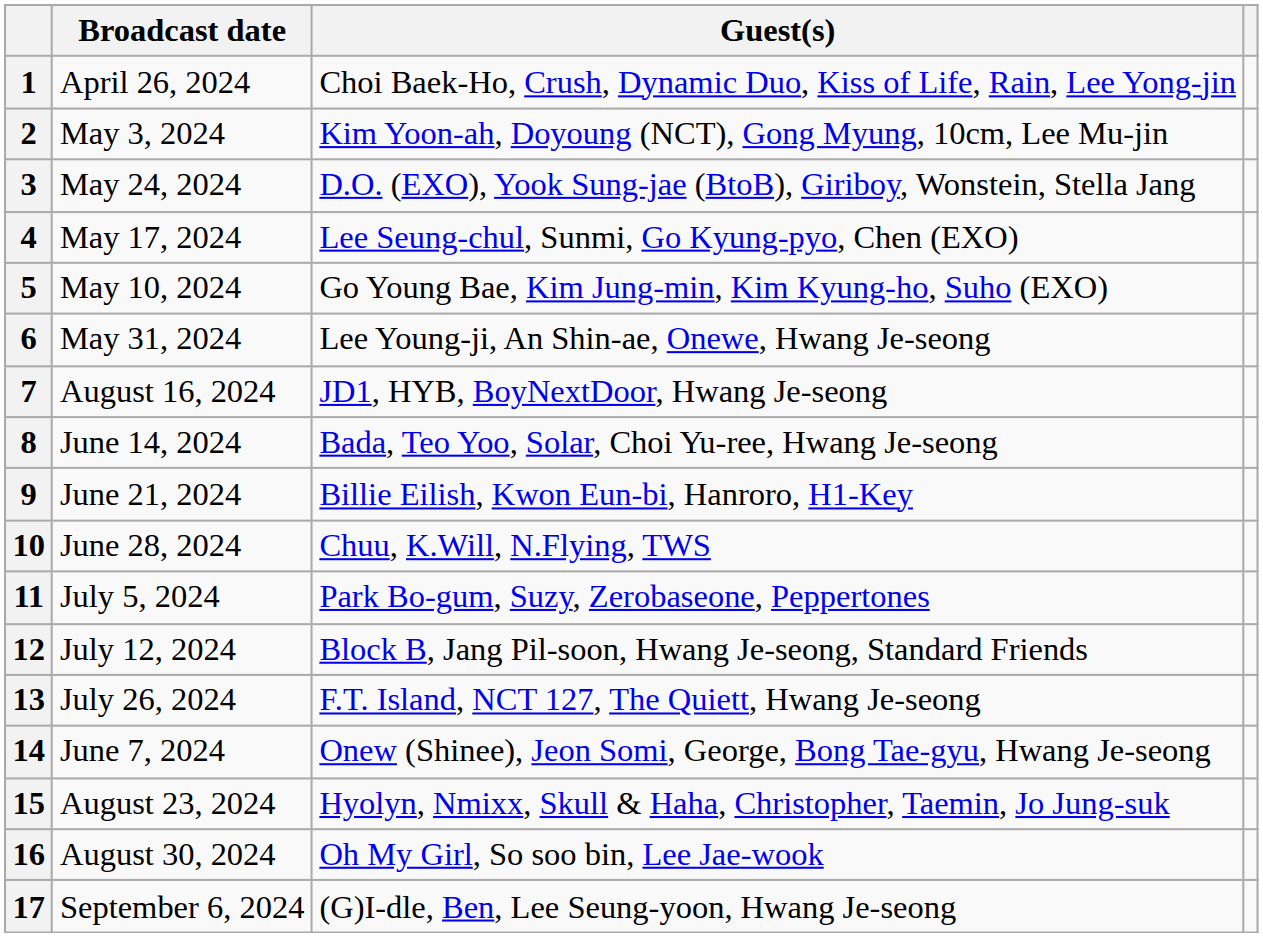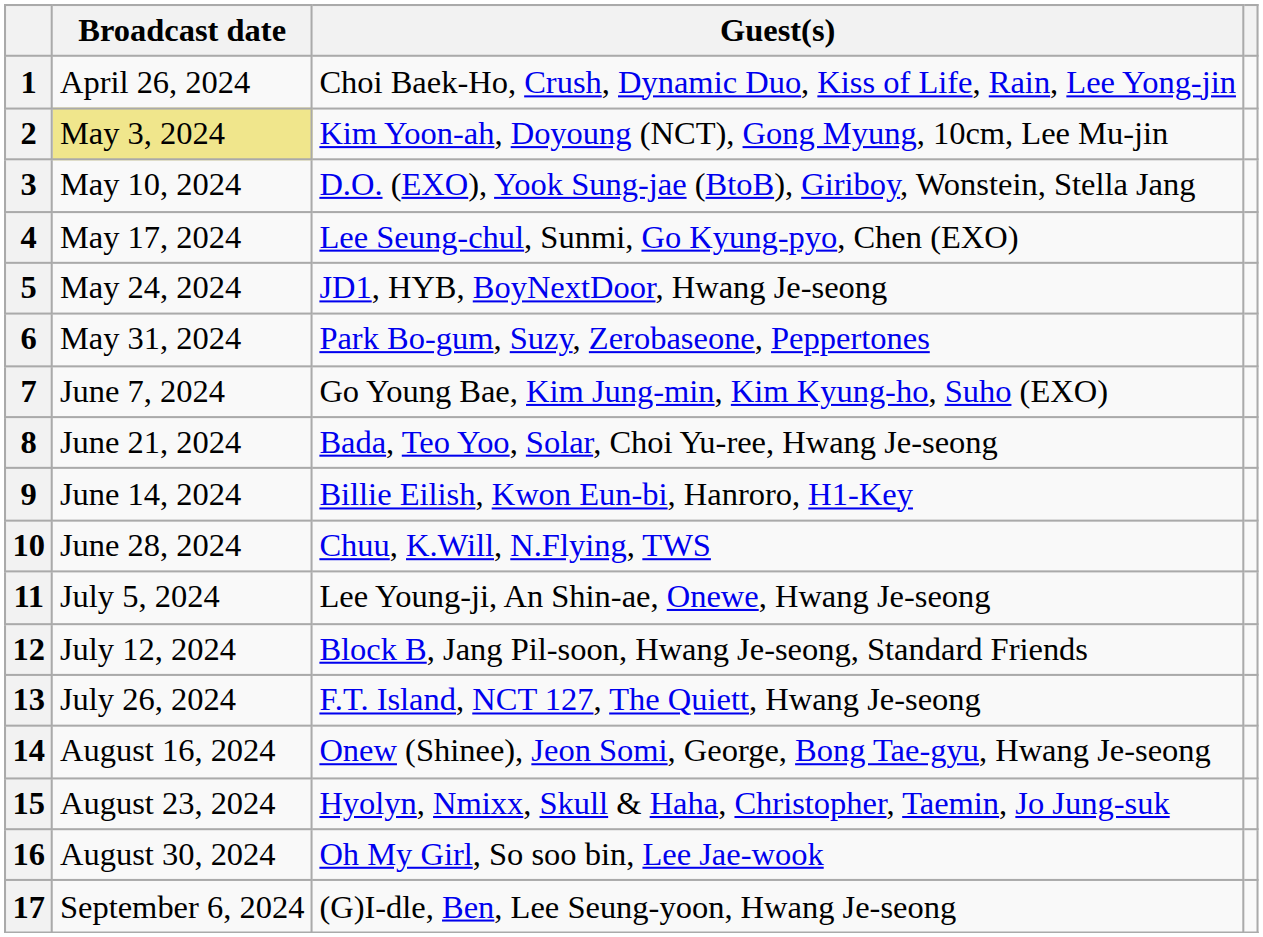(142, 133) no background -> (142, 133) khaki background
(151, 184) May 24, 2024 -> (151, 184) May 10, 2024
(151, 287) May 10, 2024 -> (151, 287) May 24, 2024
(714, 287) Go Young Bae, Kim Jung-min, Kim Kyung-ho, Suho (EXO) -> (603, 287) JD1, HYB, BoyNextDoor, Hwang Je-seong
(655, 339) Lee Young-ji, An Shin-ae, Onewe, Hwang Je-seong -> (625, 339) Park Bo-gum, Suzy, Zerobaseone, Peppertones
(168, 390) August 16, 2024 -> (142, 390) June 7, 2024
(603, 390) JD1, HYB, BoyNextDoor, Hwang Je-seong -> (714, 390) Go Young Bae, Kim Jung-min, Kim Kyung-ho, Suho (EXO)
(151, 442) June 14, 2024 -> (151, 442) June 21, 2024
(151, 493) June 21, 2024 -> (151, 493) June 14, 2024
(625, 596) Park Bo-gum, Suzy, Zerobaseone, Peppertones -> (655, 596) Lee Young-ji, An Shin-ae, Onewe, Hwang Je-seong
(142, 751) June 7, 2024 -> (168, 751) August 16, 2024
